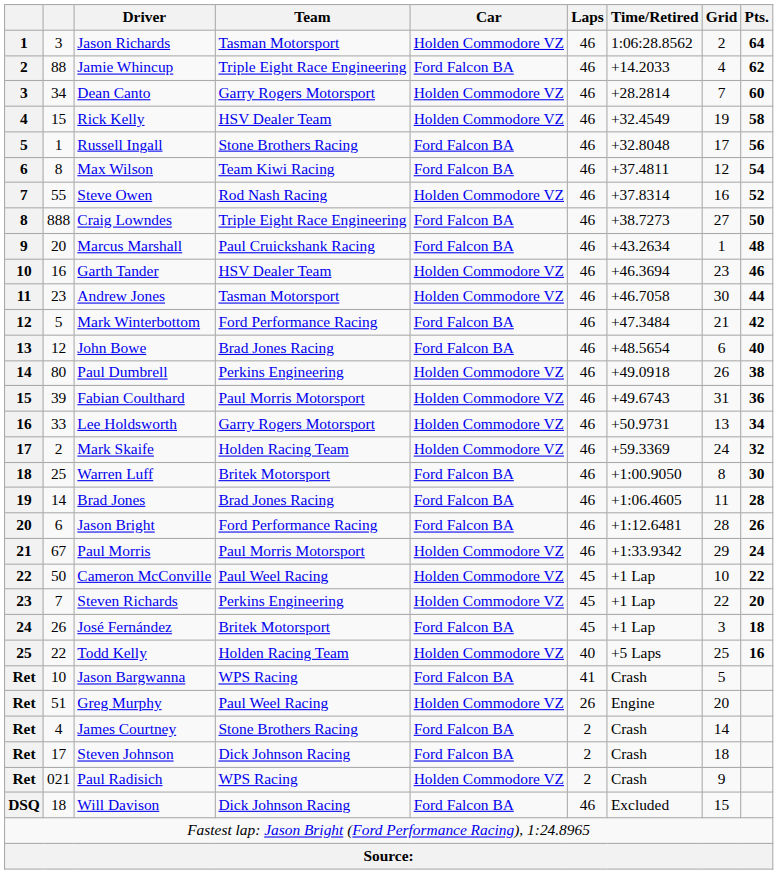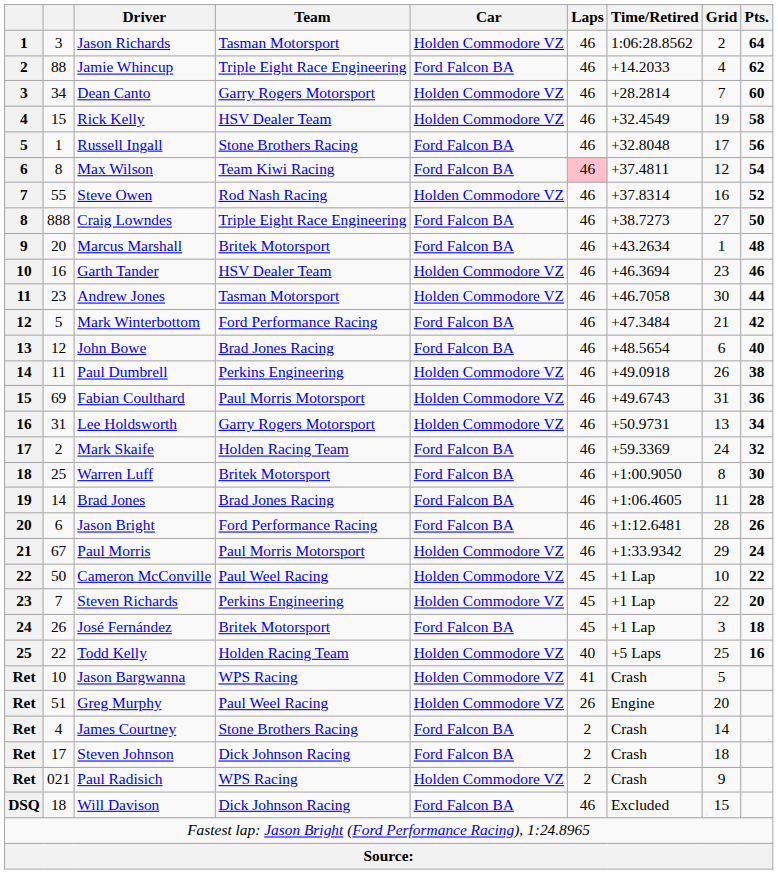(587, 170) no background -> (587, 170) pink background
(297, 246) Paul Cruickshank Racing -> (274, 246) Britek Motorsport
(59, 373) 80 -> (59, 373) 11
(59, 398) 39 -> (59, 398) 69
(59, 424) 33 -> (59, 424) 31
(489, 449) Holden Commodore VZ -> (464, 449) Ford Falcon BA
(464, 678) Ford Falcon BA -> (489, 678) Holden Commodore VZ
